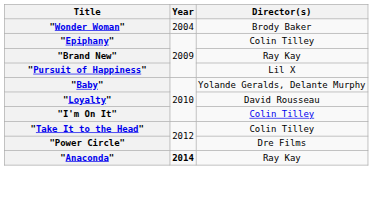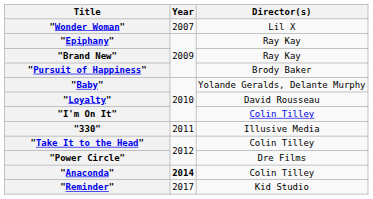(183, 26) 2004 -> (183, 26) 2007
(282, 26) Brody Baker -> (282, 26) Lil X
(282, 41) Colin Tilley -> (282, 41) Ray Kay
(282, 70) Lil X -> (282, 70) Brody Baker
+ row: (87, 129)
(282, 158) Ray Kay -> (282, 172) Colin Tilley
+ row: (87, 187)
